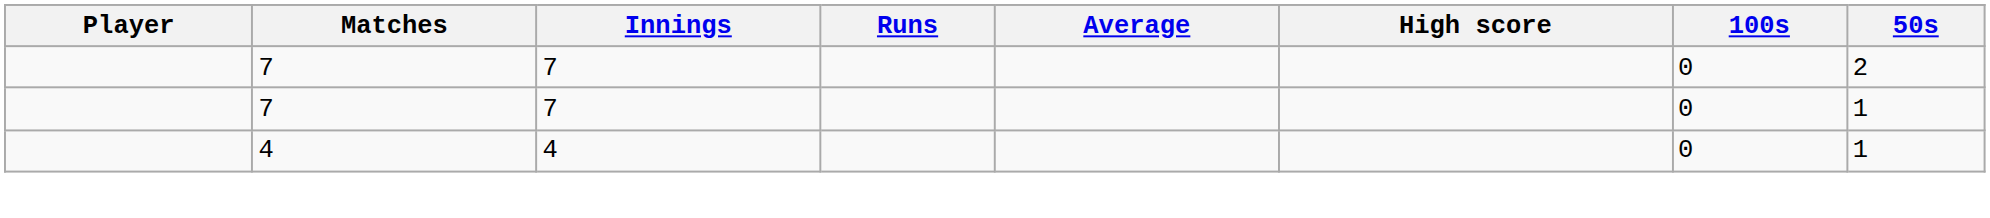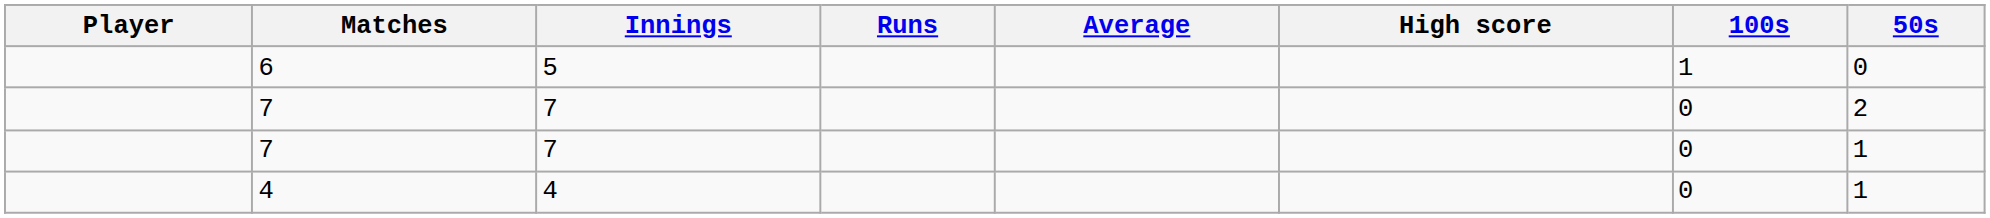+ row: (266, 67)
